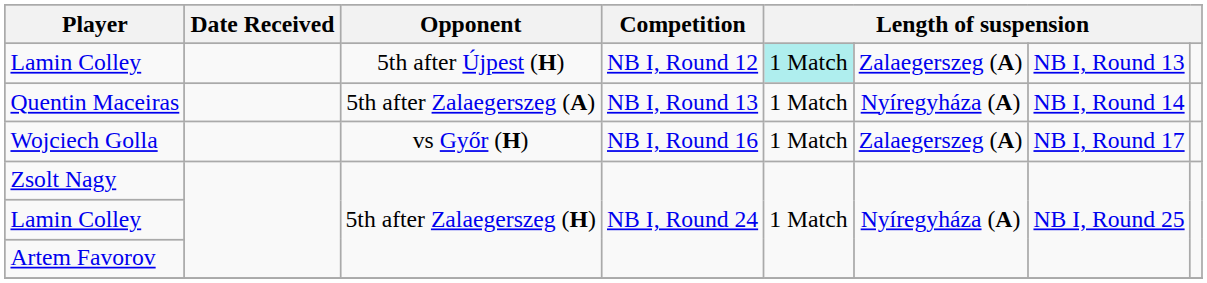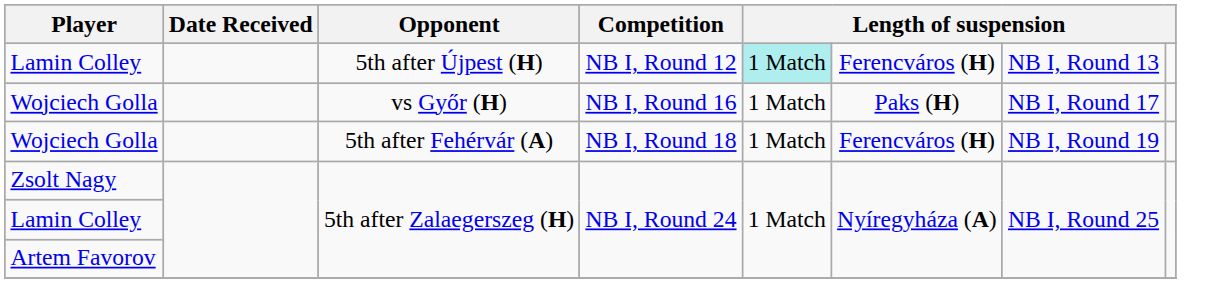(941, 62) Zalaegerszeg (A) -> (917, 62) Ferencváros (H)
- row: (95, 101)
(941, 140) Zalaegerszeg (A) -> (917, 101) Paks (H)
+ row: (84, 140)
